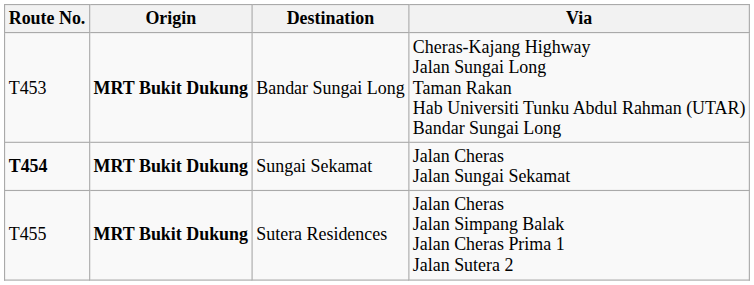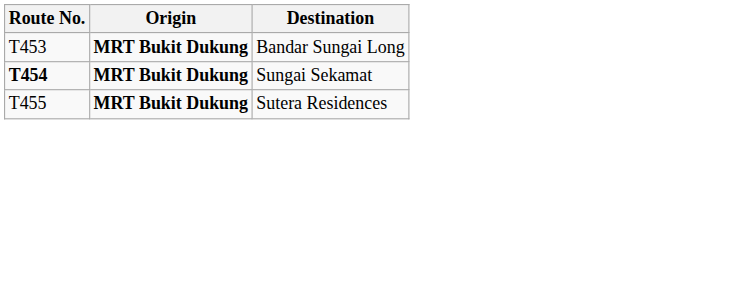- column: (579, 18)
